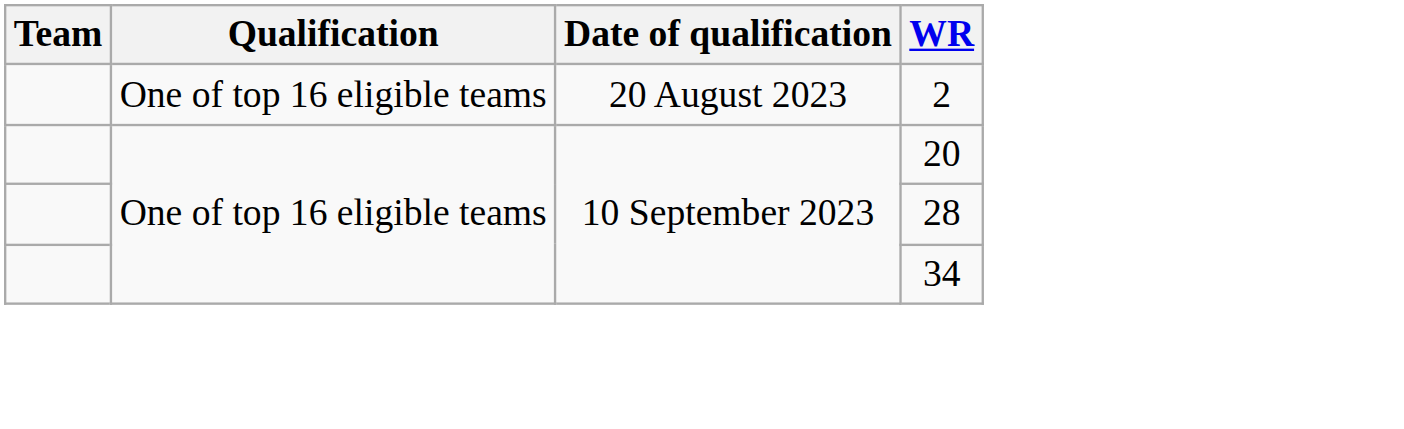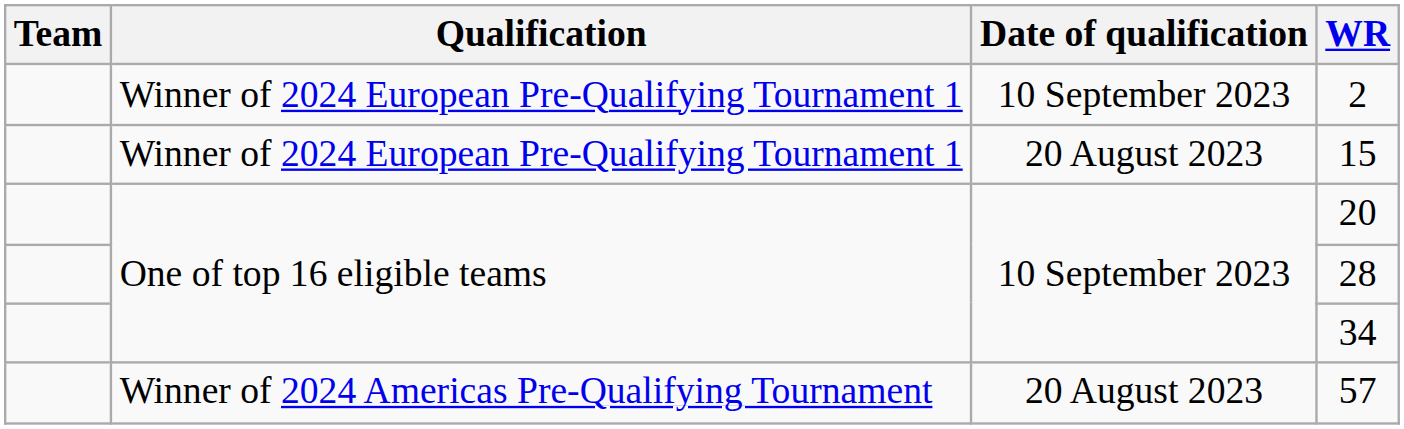(333, 93) One of top 16 eligible teams -> (541, 93) Winner of 2024 European Pre-Qualifying Tournament 1
(728, 93) 20 August 2023 -> (1144, 93) 10 September 2023
+ row: (1358, 153)
+ row: (1358, 392)
